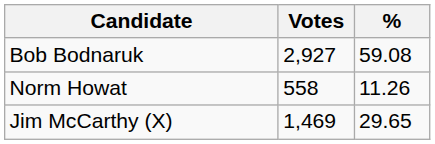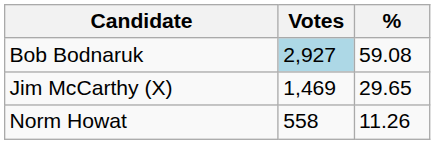(310, 54) no background -> (310, 54) lightblue background
rows swapped: (91, 121) <-> (68, 88)
